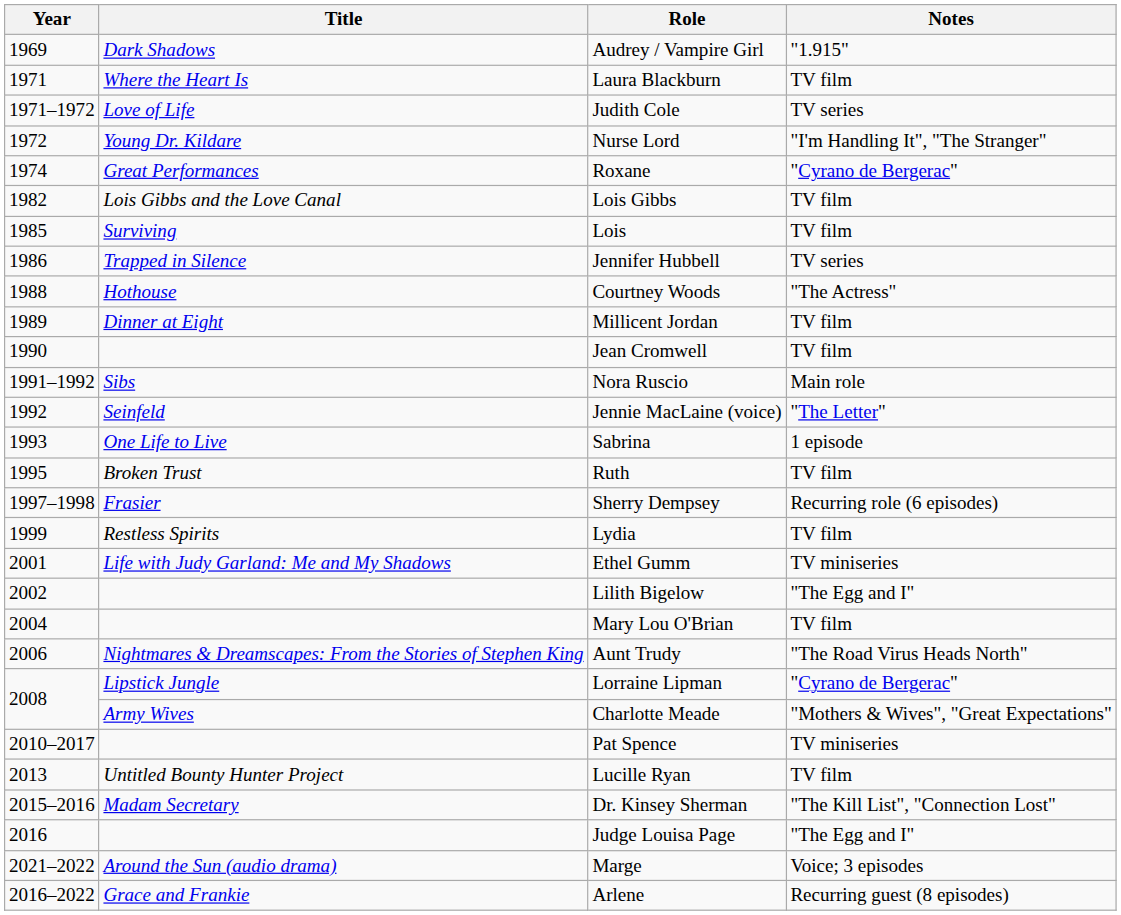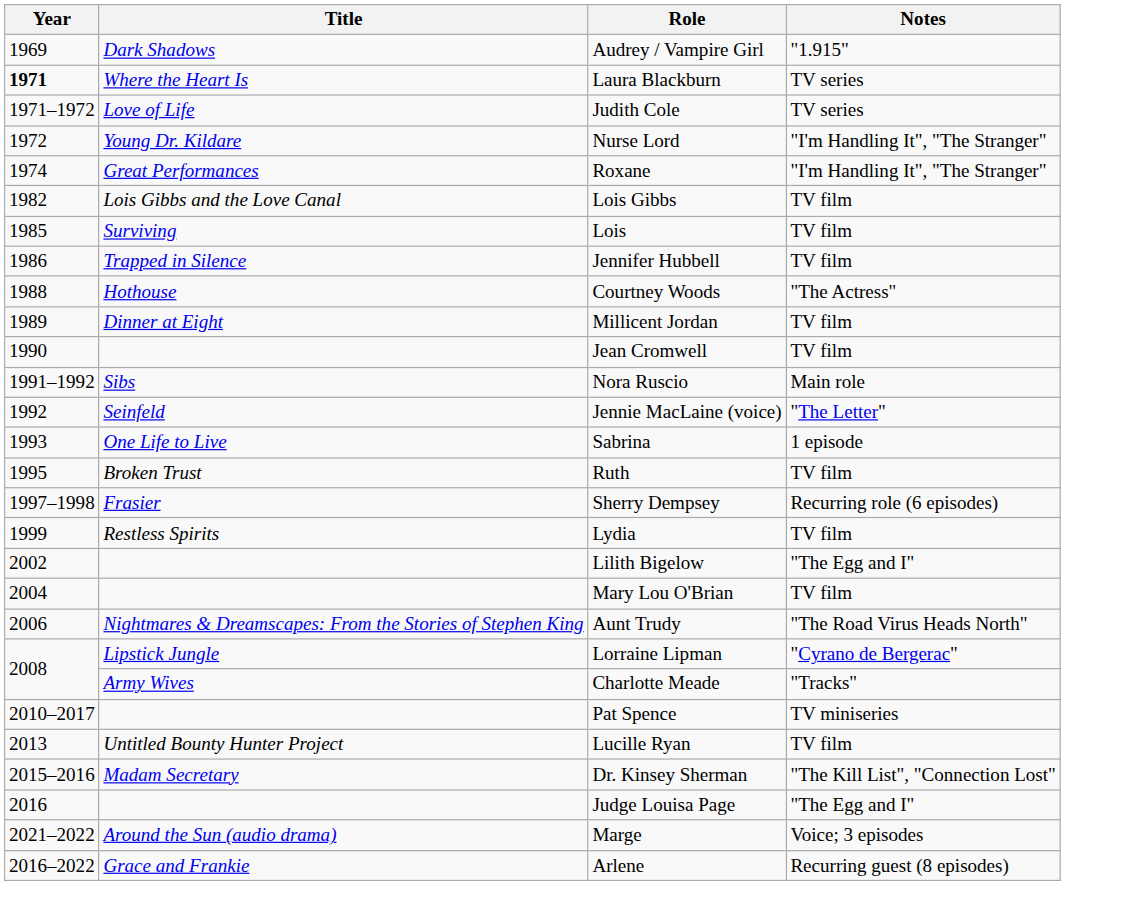(28, 79) normal -> (28, 79) bold
(821, 79) TV film -> (827, 79) TV series
(874, 170) "Cyrano de Bergerac" -> (918, 170) "I'm Handling It", "The Stranger"
(827, 261) TV series -> (821, 261) TV film
- row: (641, 563)
(951, 714) "Mothers & Wives", "Great Expectations" -> (824, 683) "Tracks"
